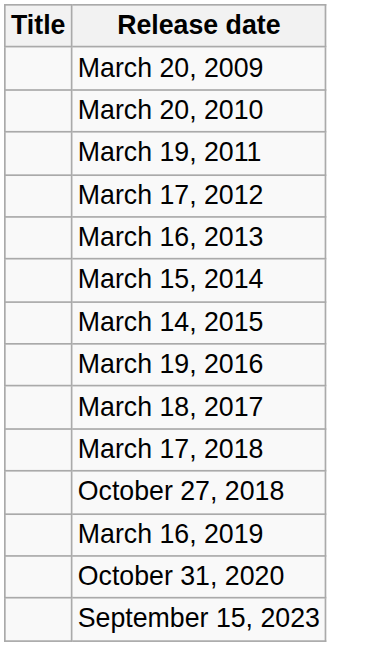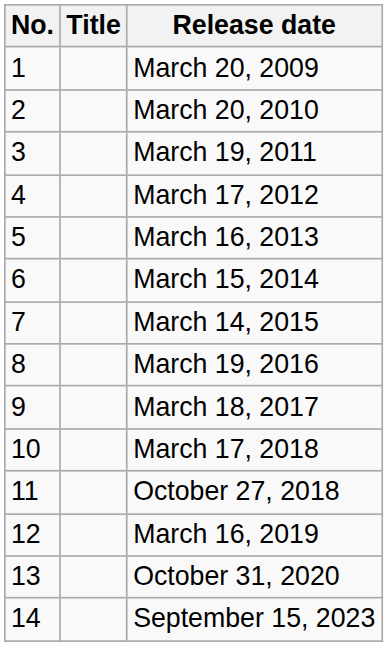+ column: (33, 25)
